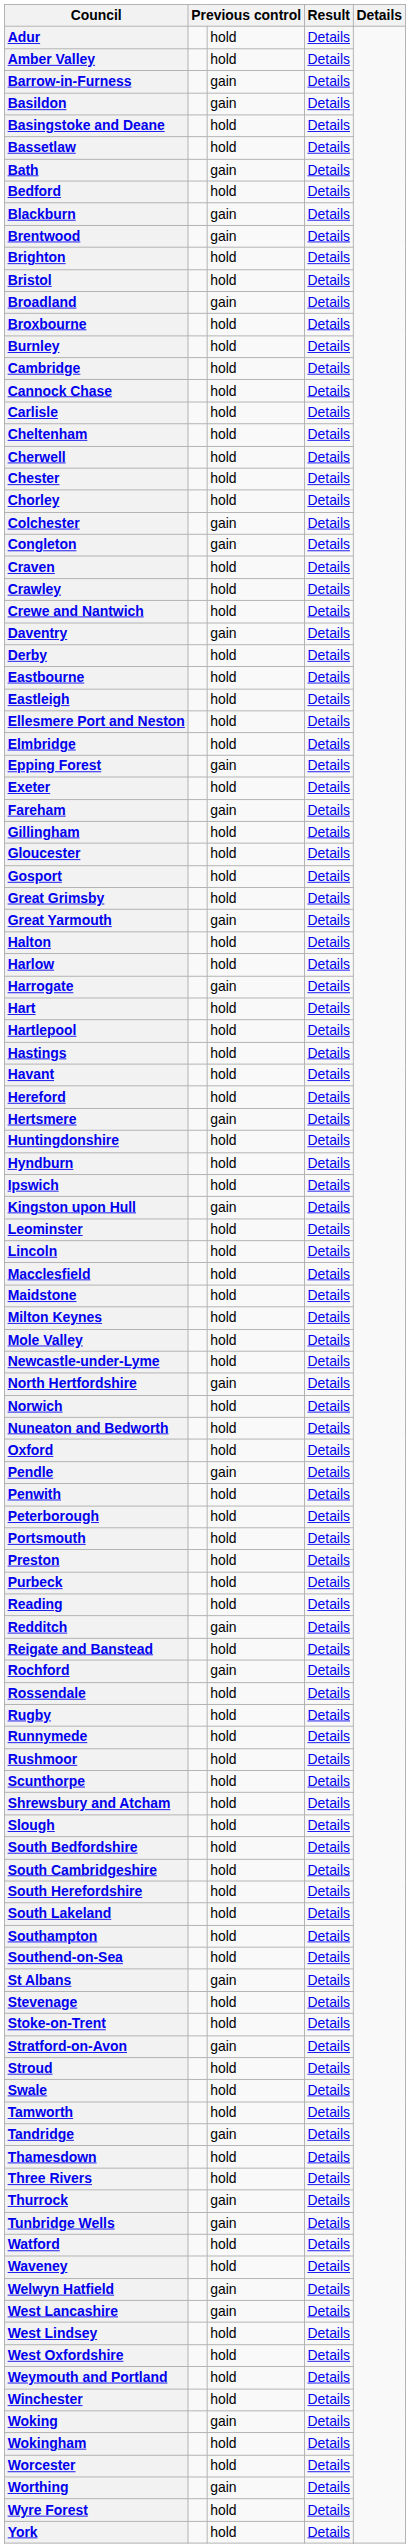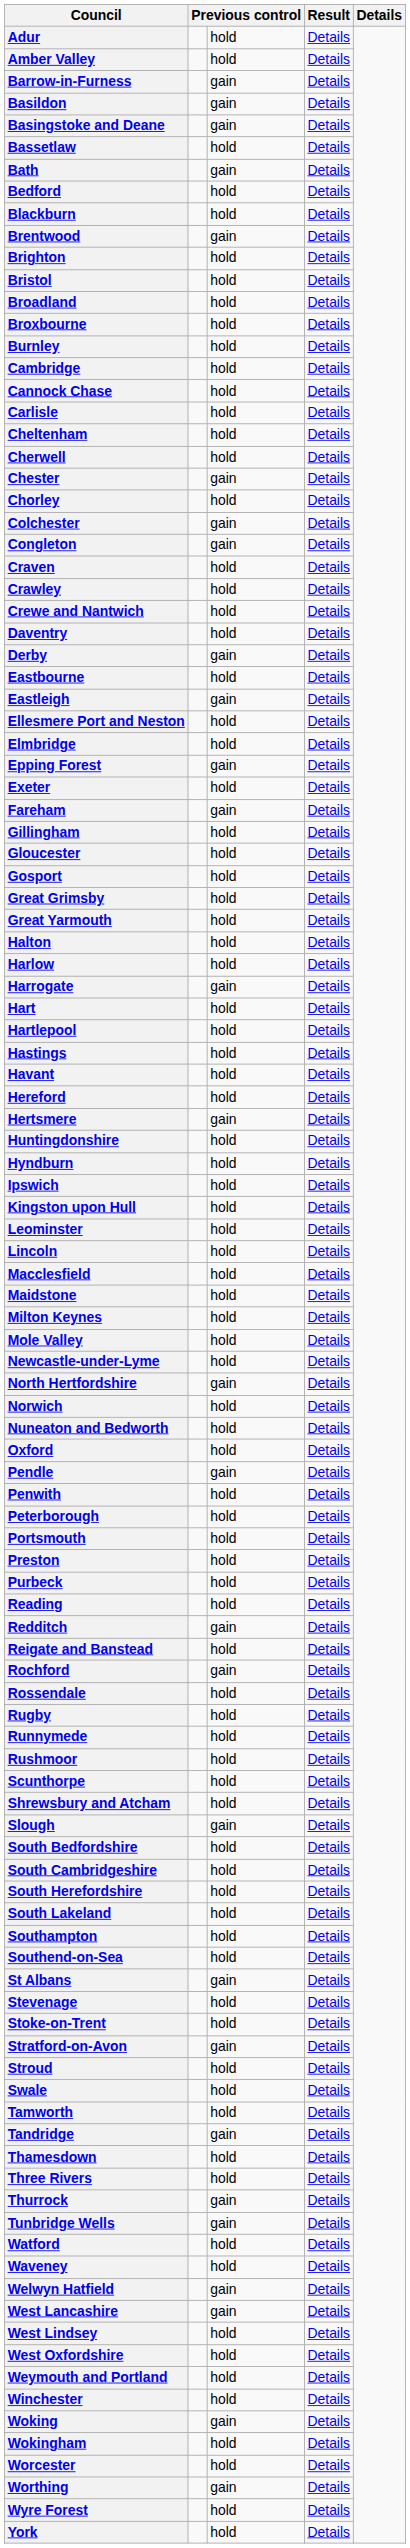(223, 125) hold -> (223, 125) gain
(223, 214) gain -> (223, 214) hold
(223, 302) gain -> (223, 302) hold
(223, 479) hold -> (223, 479) gain
(223, 633) gain -> (223, 633) hold
(223, 655) hold -> (223, 655) gain
(223, 699) hold -> (223, 699) gain
(223, 920) gain -> (223, 920) hold
(223, 1207) gain -> (223, 1207) hold
(223, 1825) hold -> (223, 1825) gain
